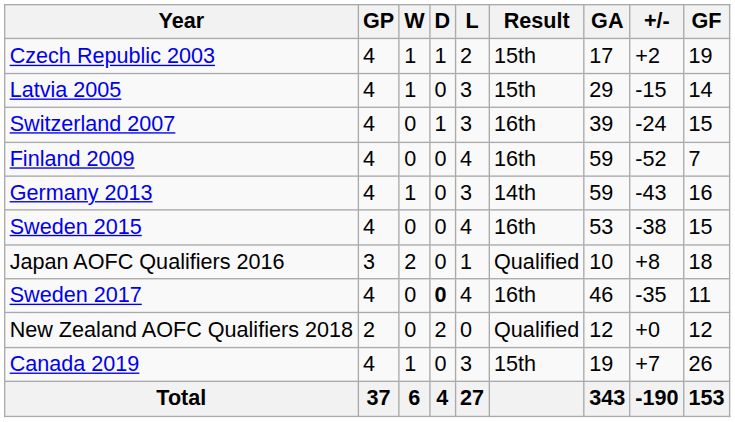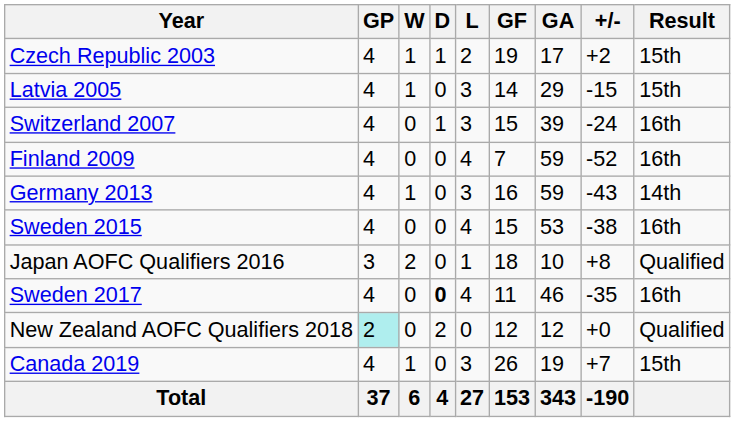columns swapped: (706, 21) <-> (537, 21)
(369, 329) no background -> (369, 329) paleturquoise background
